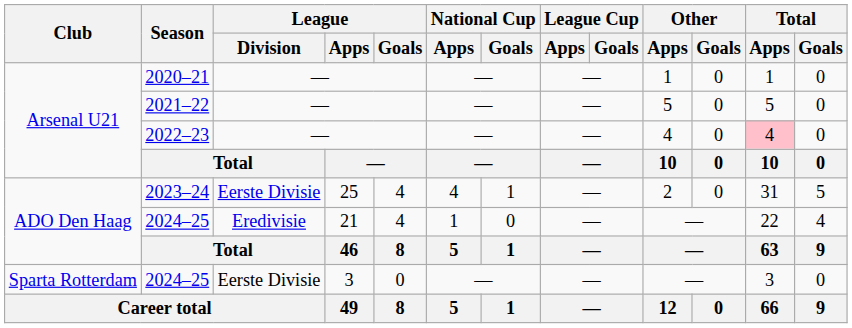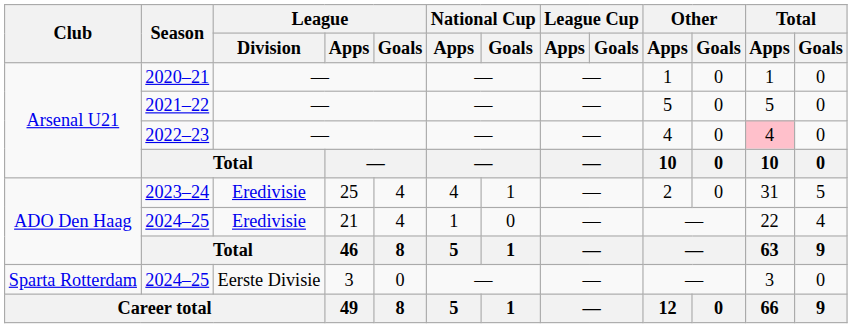(269, 192) Eerste Divisie -> (269, 192) Eredivisie
